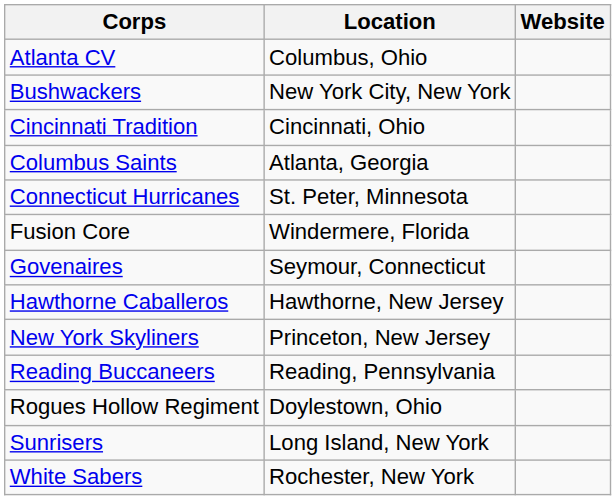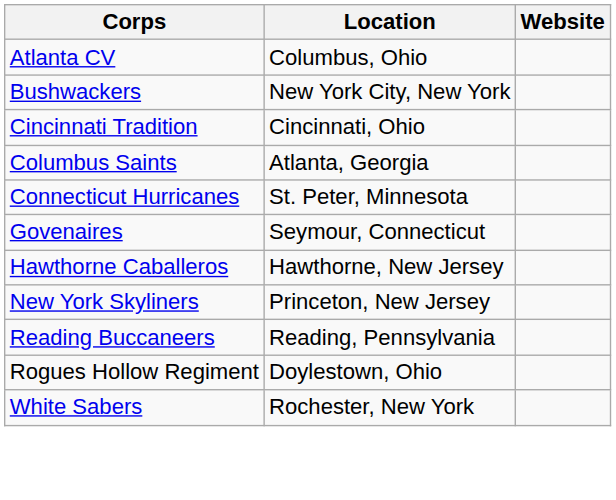- row: (70, 232)
- row: (56, 442)
